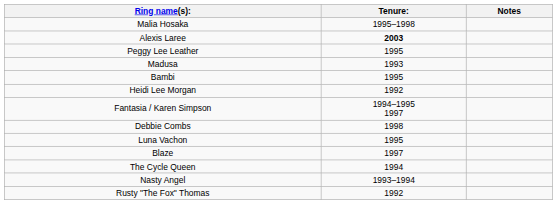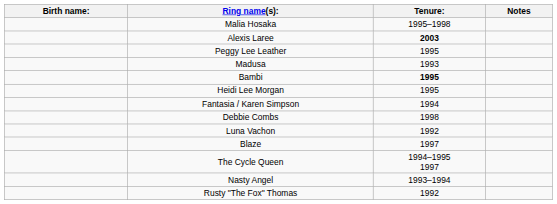+ column: (66, 11)
(394, 77) normal -> (429, 77) bold
(394, 90) 1992 -> (429, 90) 1995
(394, 108) 1994–1995 1997 -> (429, 104) 1994
(394, 139) 1995 -> (429, 130) 1992
(394, 166) 1994 -> (429, 161) 1994–1995 1997
